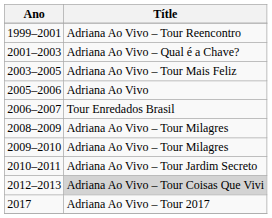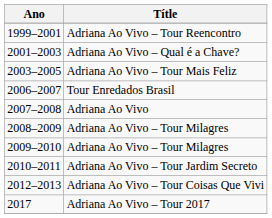- row: (34, 90)
+ row: (34, 109)
(165, 185) lightgrey background -> (165, 185) no background
